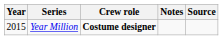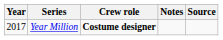(16, 27) 2015 -> (16, 27) 2017
